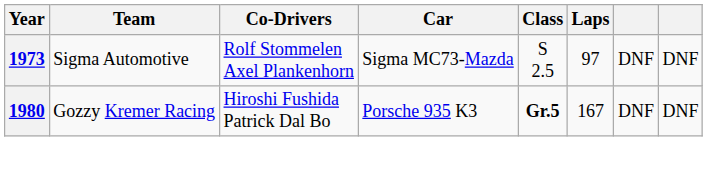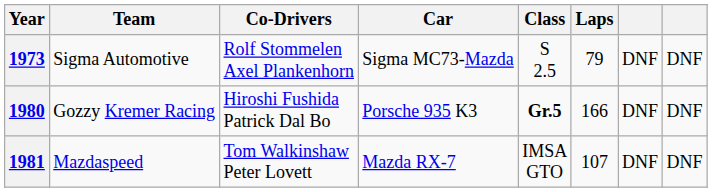(591, 60) 97 -> (595, 60) 79
(591, 110) 167 -> (595, 110) 166
+ row: (27, 161)
